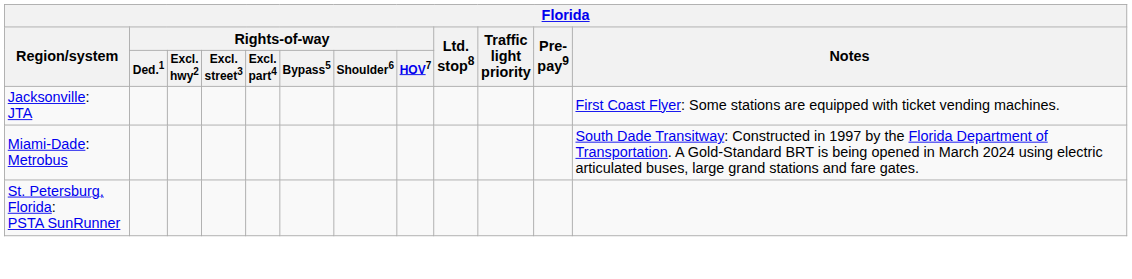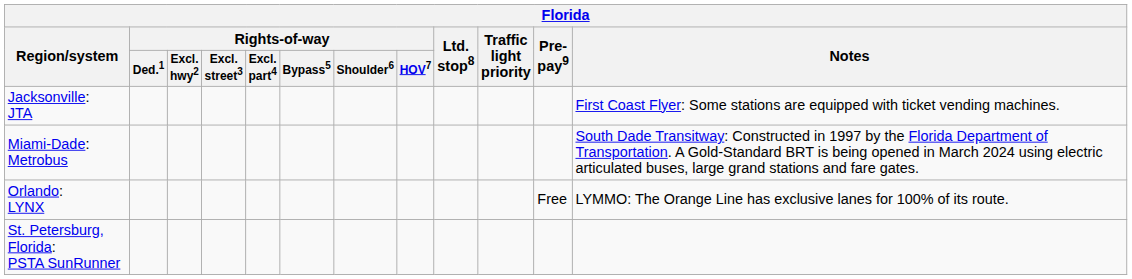+ row: (35, 199)
